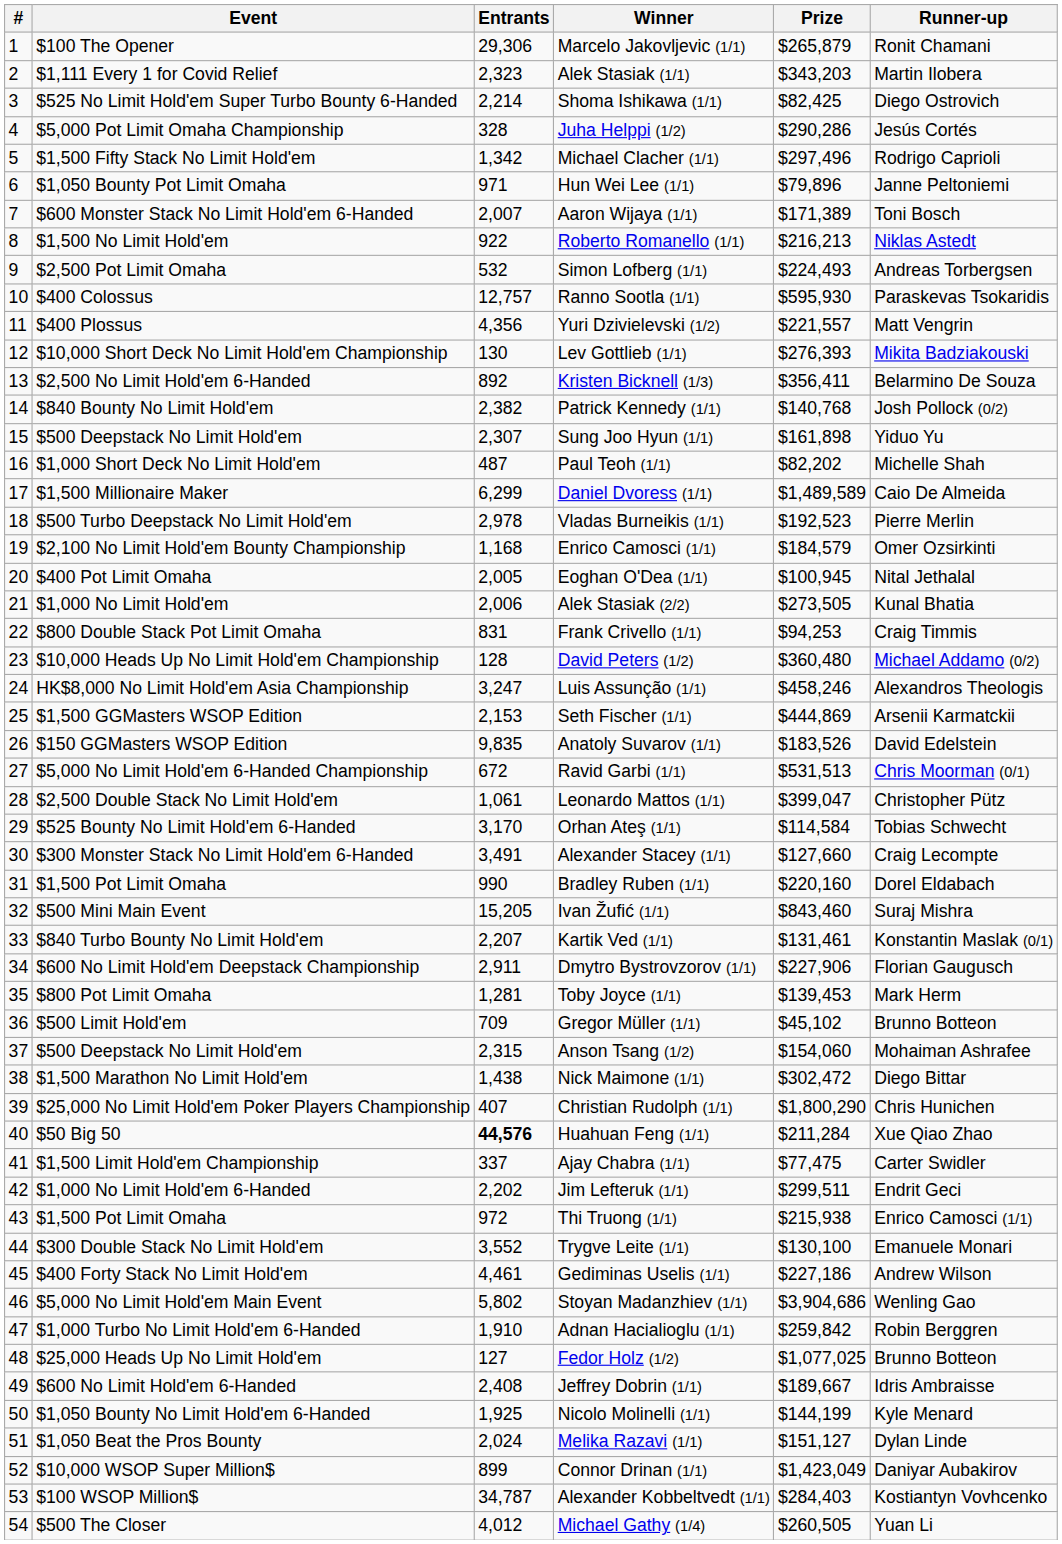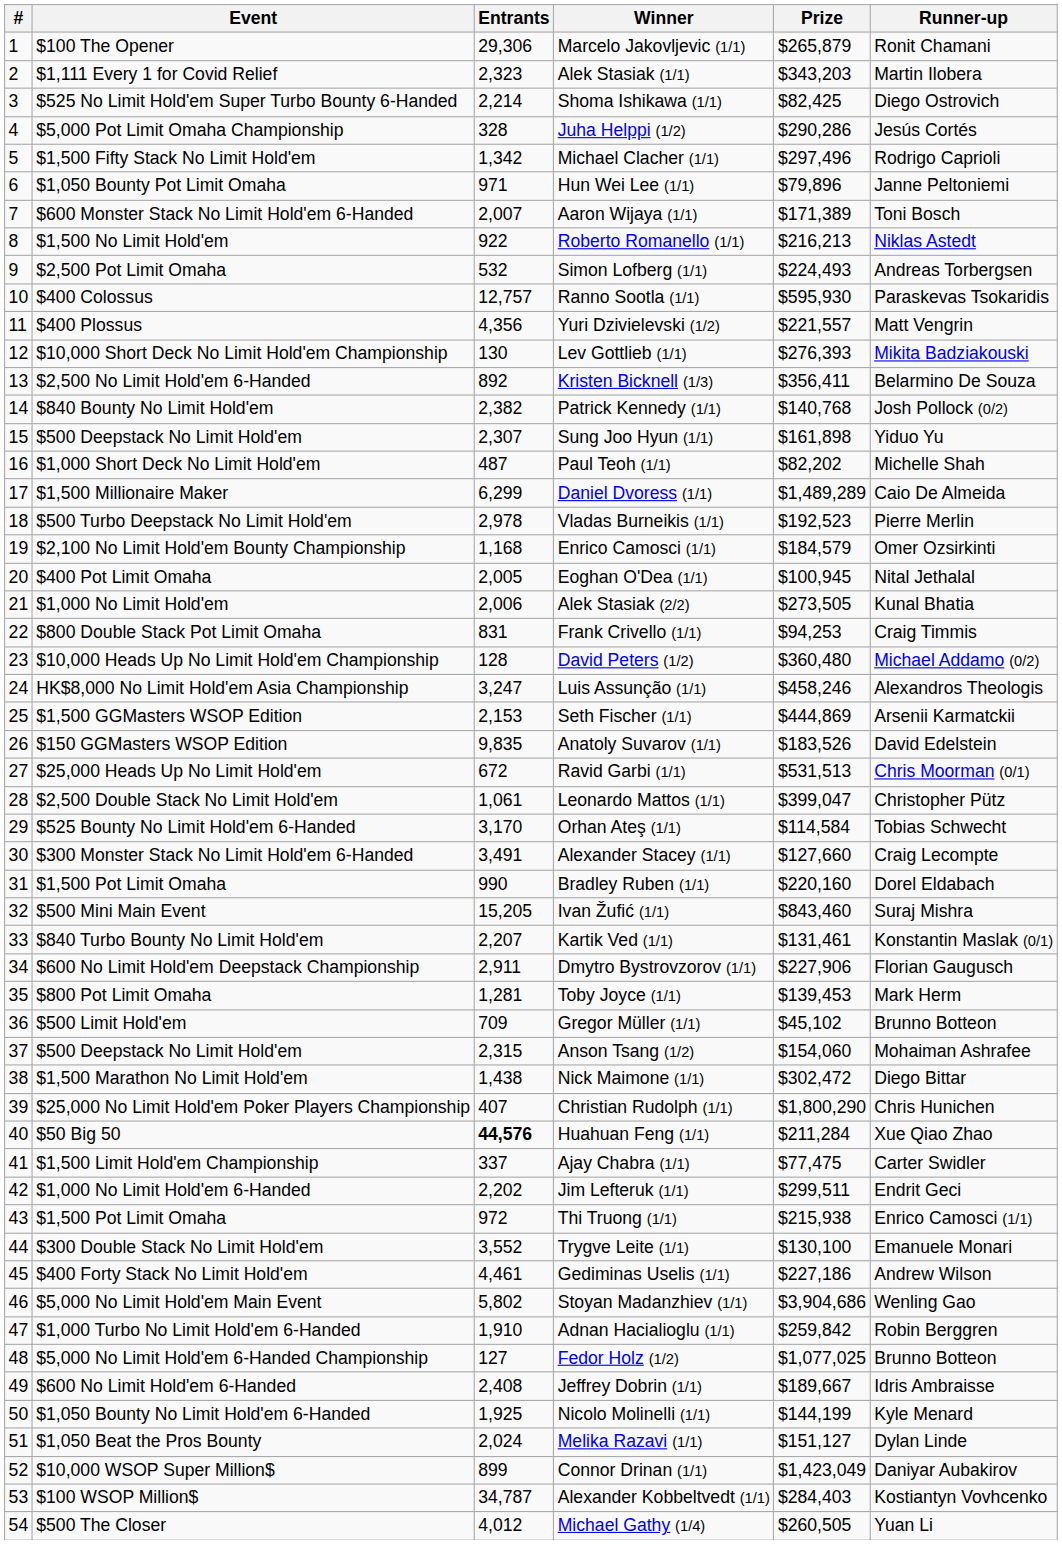(822, 492) $1,489,589 -> (822, 492) $1,489,289
(232, 772) $5,000 No Limit Hold'em 6-Handed Championship -> (179, 772) $25,000 Heads Up No Limit Hold'em
(179, 1358) $25,000 Heads Up No Limit Hold'em -> (232, 1358) $5,000 No Limit Hold'em 6-Handed Championship
